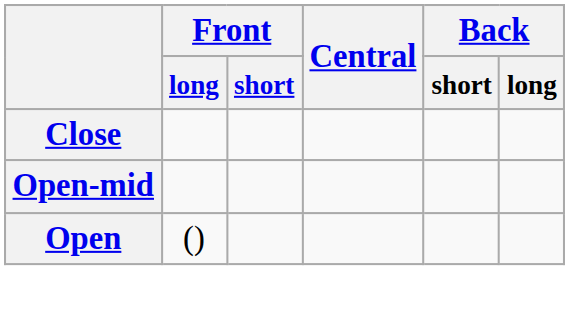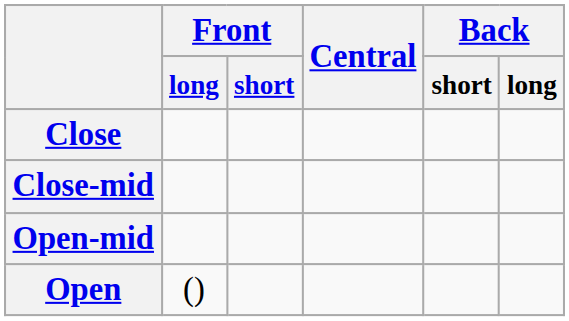+ row: (83, 185)
